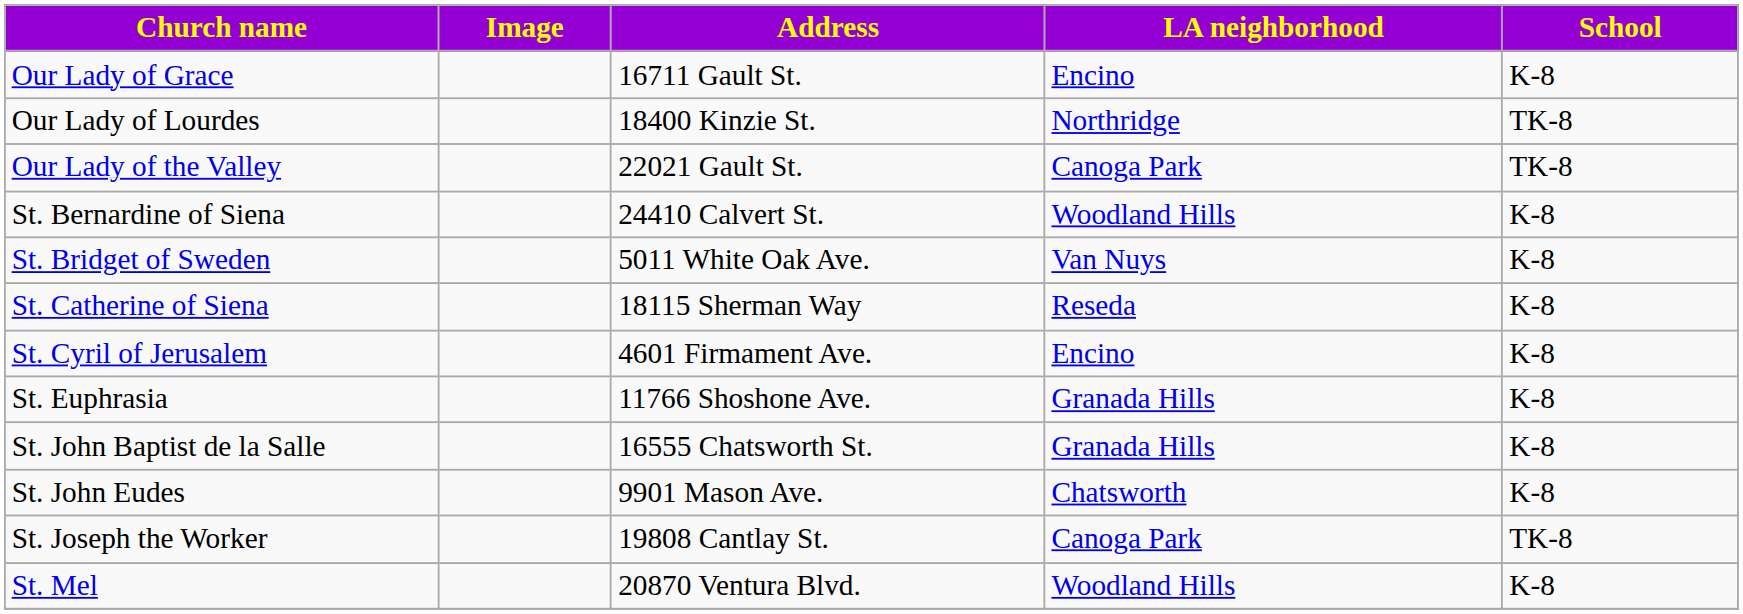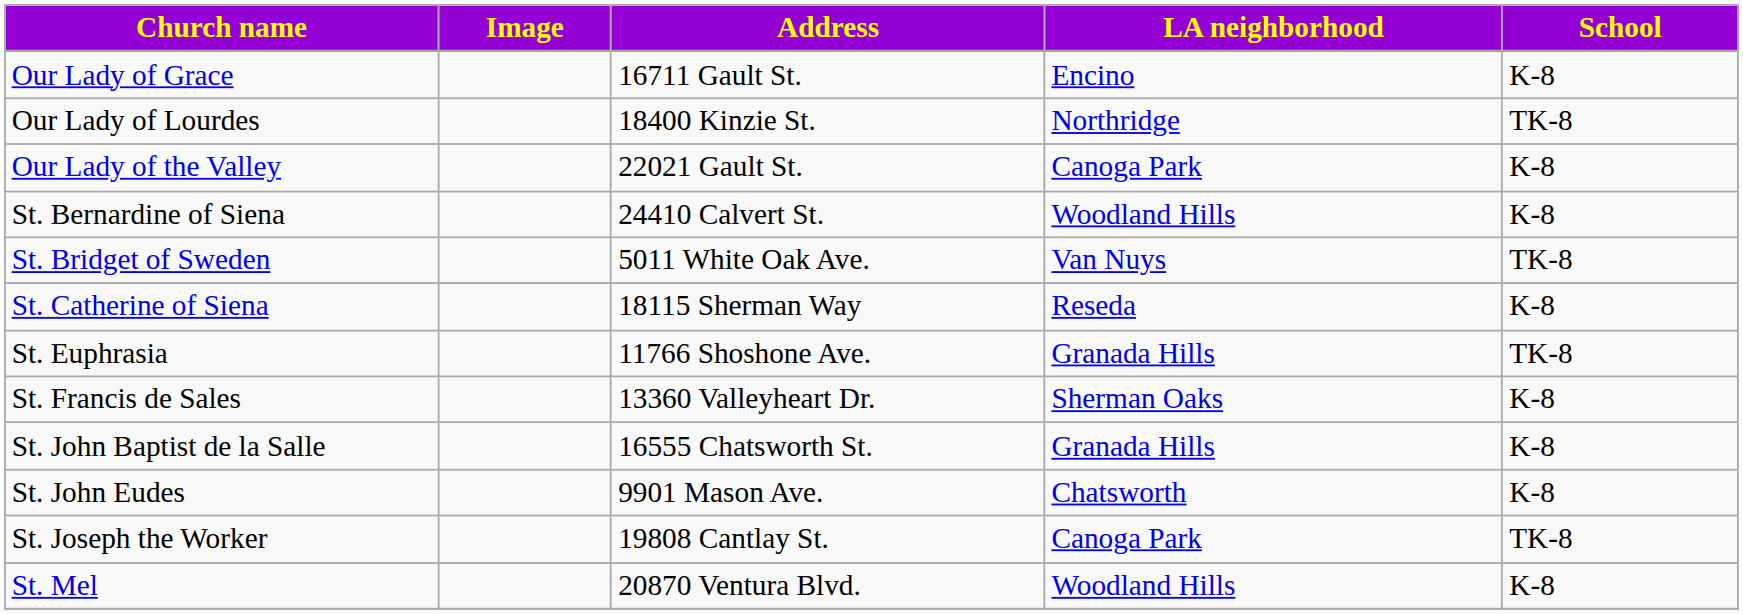(1541, 167) TK-8 -> (1532, 167) K-8
(1532, 259) K-8 -> (1541, 259) TK-8
- row: (139, 352)
(1532, 399) K-8 -> (1541, 352) TK-8
+ row: (126, 399)
